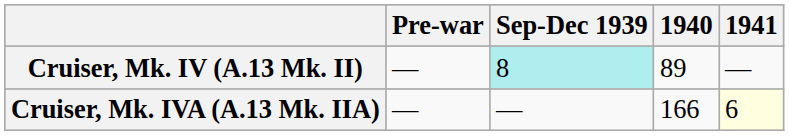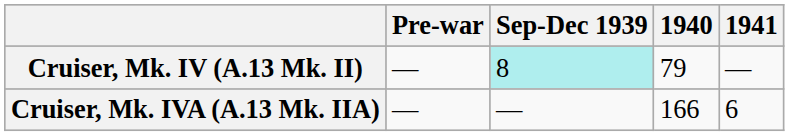(673, 67) 89 -> (673, 67) 79
(732, 109) lightyellow background -> (732, 109) no background
